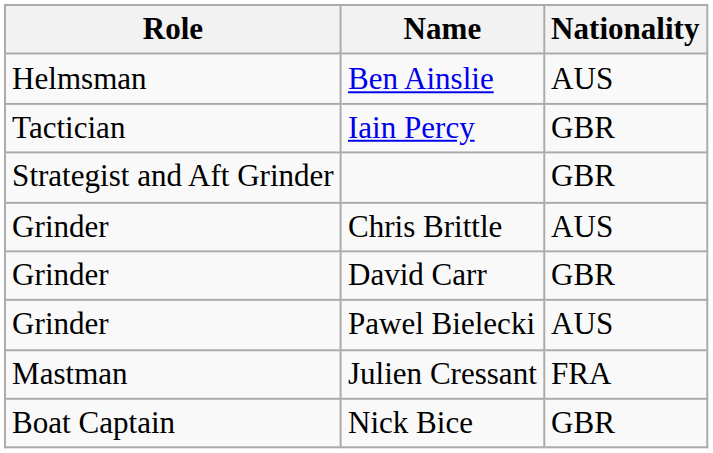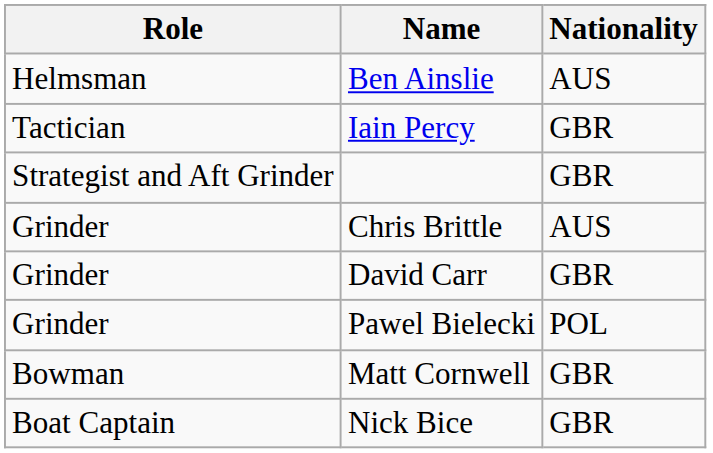(582, 324) AUS -> (579, 324) POL
- row: (442, 373)
+ row: (439, 373)
